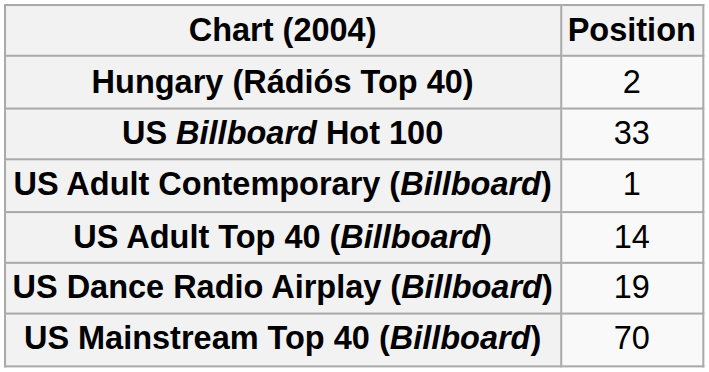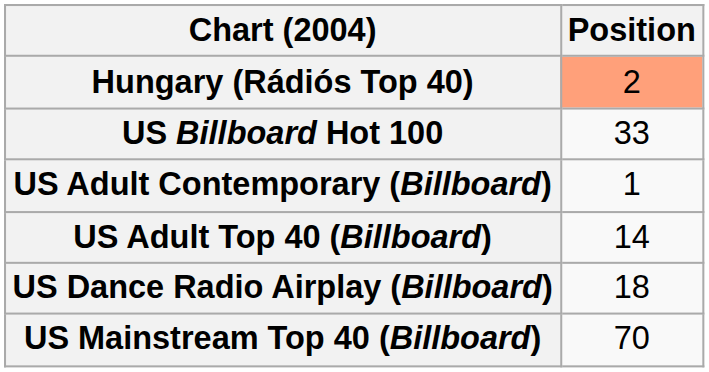(632, 81) no background -> (632, 81) lightsalmon background
(632, 287) 19 -> (632, 287) 18
